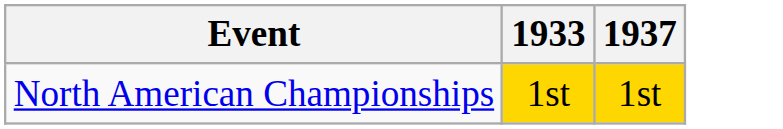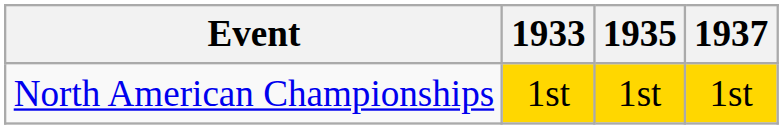+ column: (640, 33)
